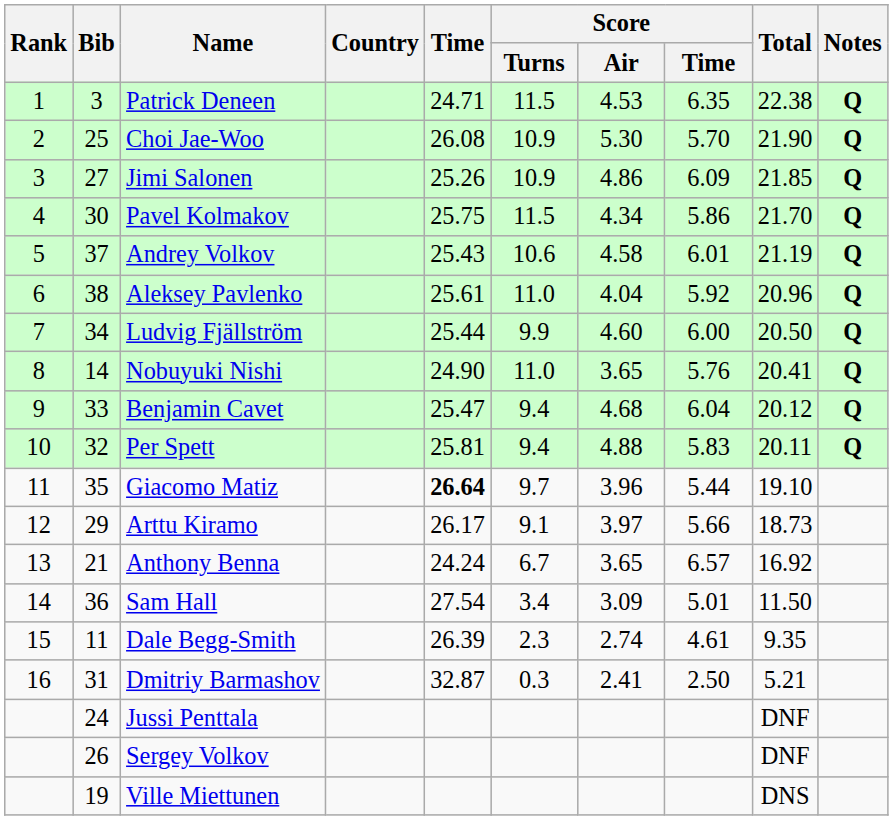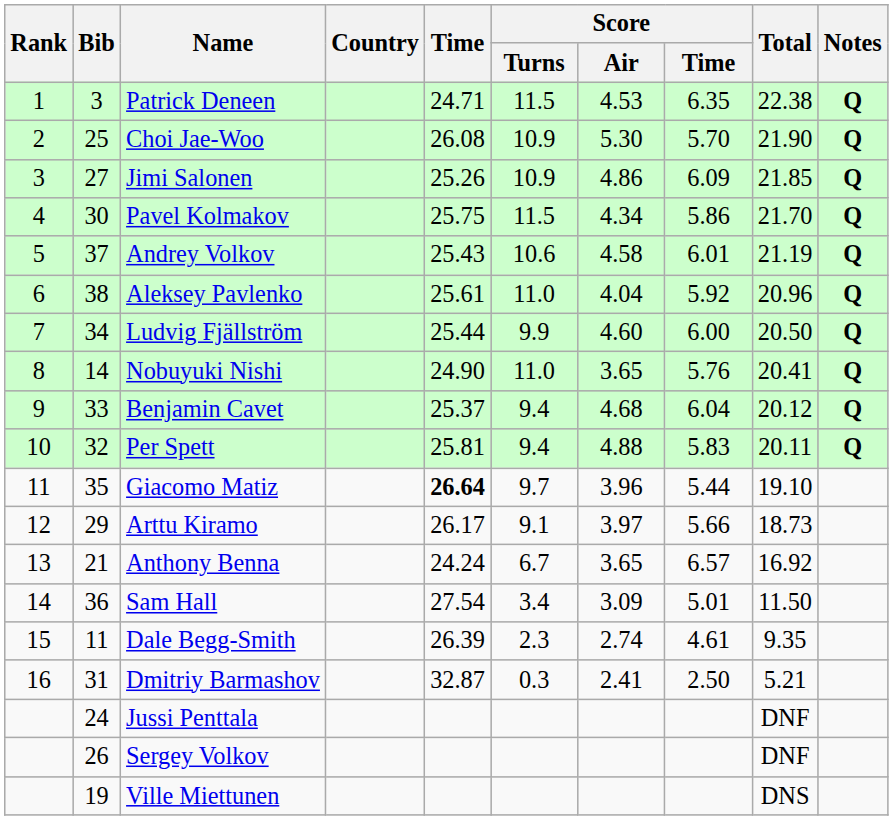(458, 409) 25.47 -> (458, 409) 25.37
